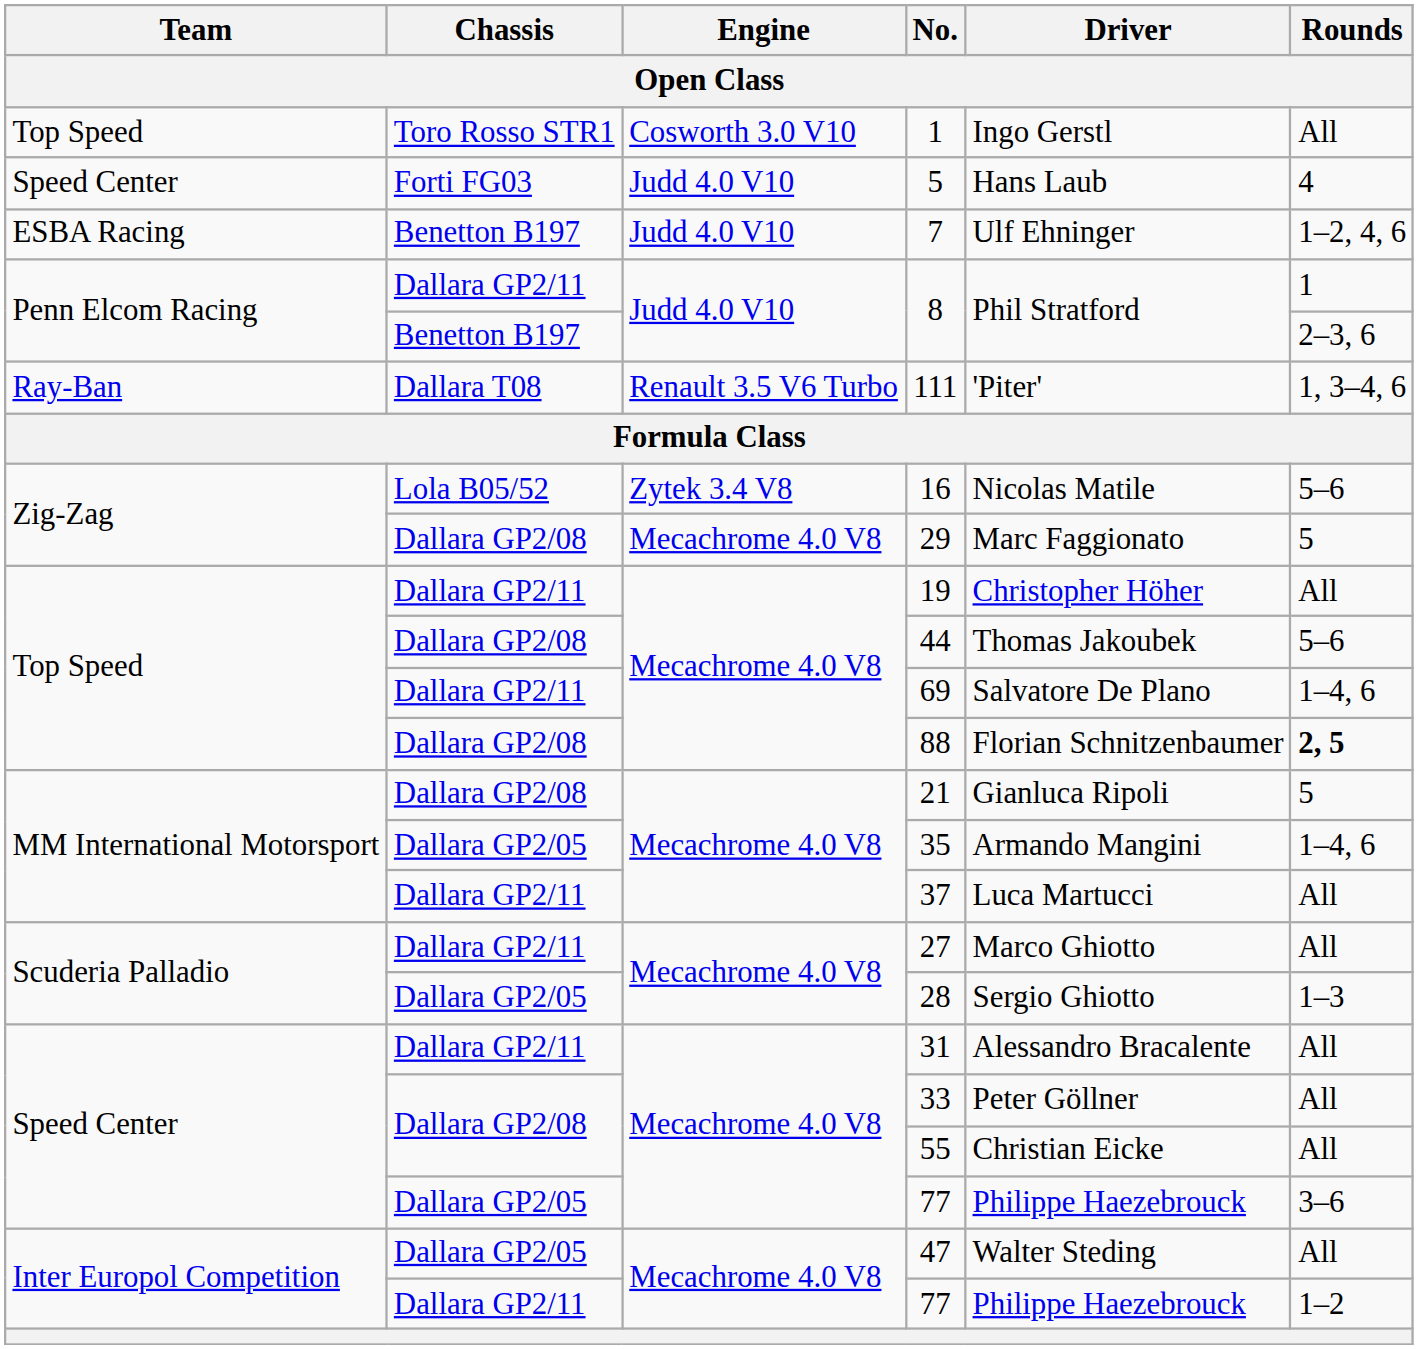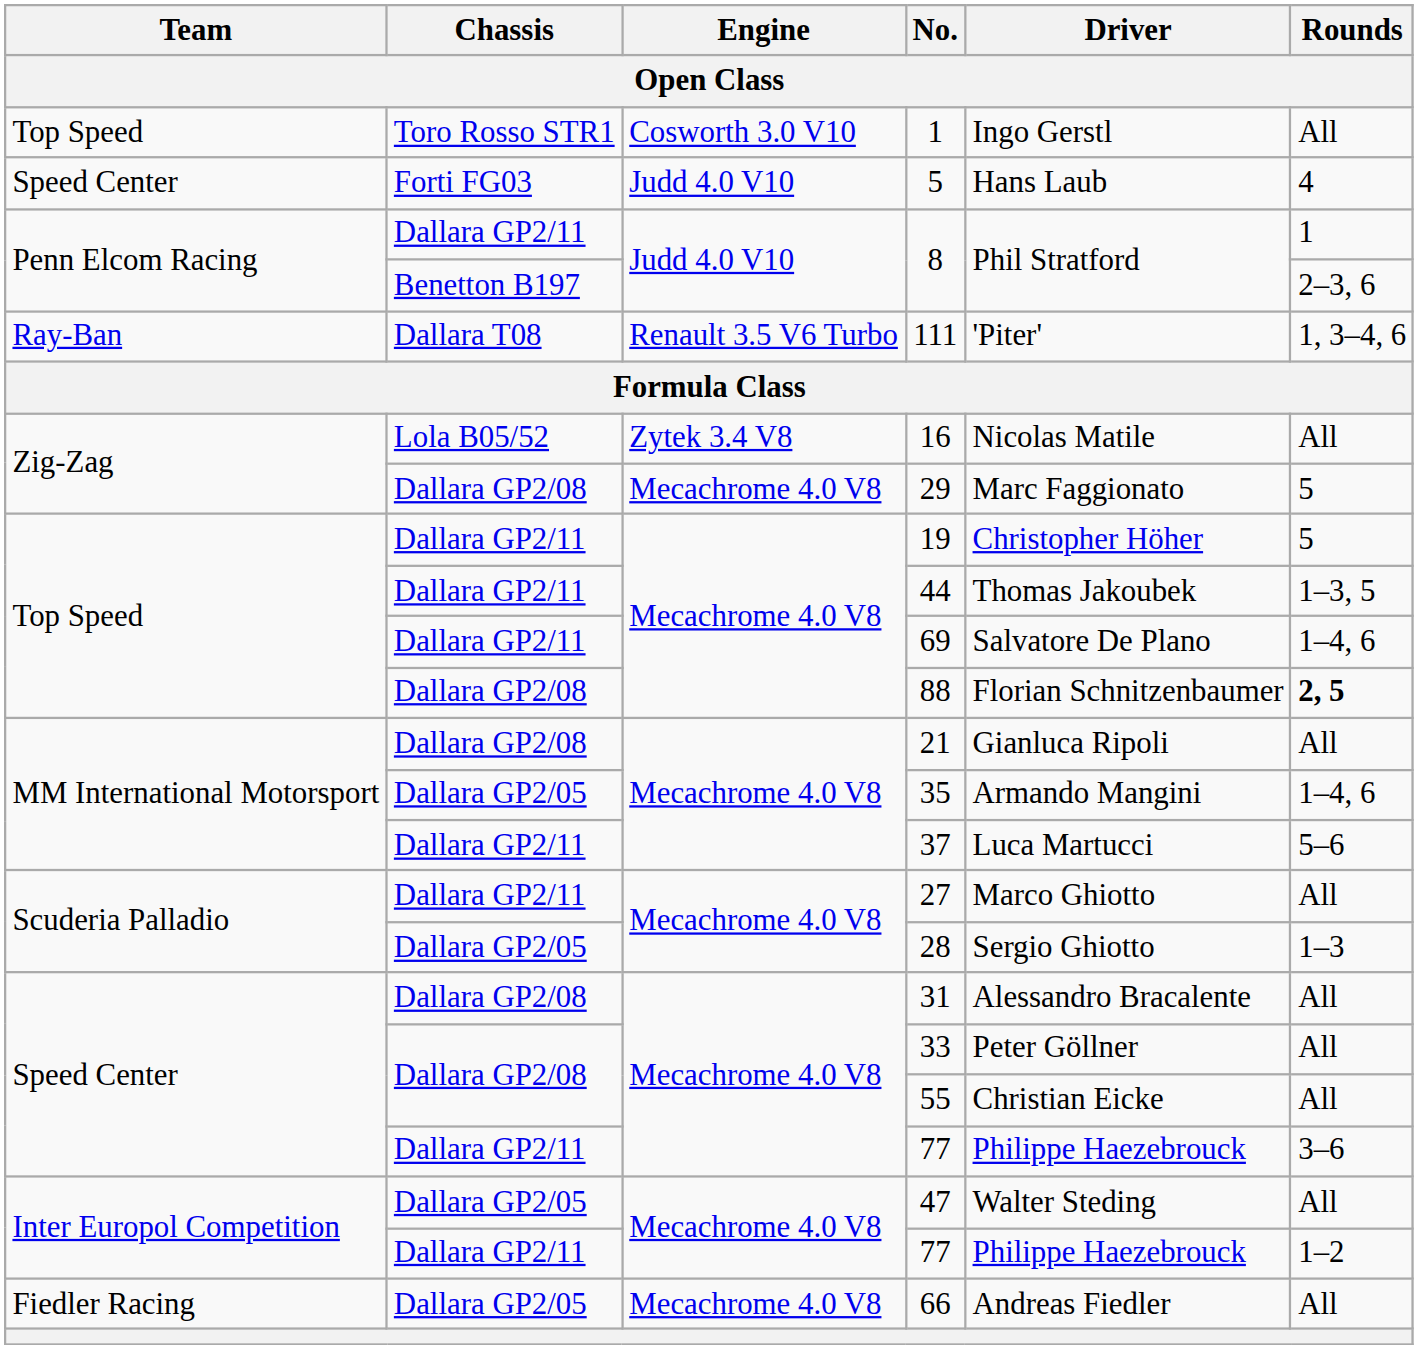- row: (99, 233)
(1321, 487) 5–6 -> (1318, 437) All
(1318, 589) All -> (1306, 538) 5
(490, 640) Dallara GP2/08 -> (490, 589) Dallara GP2/11
(1321, 640) 5–6 -> (1337, 589) 1–3, 5
(1306, 793) 5 -> (1318, 742) All
(1318, 895) All -> (1321, 844) 5–6
(490, 1048) Dallara GP2/11 -> (490, 997) Dallara GP2/08
(490, 1201) Dallara GP2/05 -> (490, 1150) Dallara GP2/11
+ row: (104, 1302)
